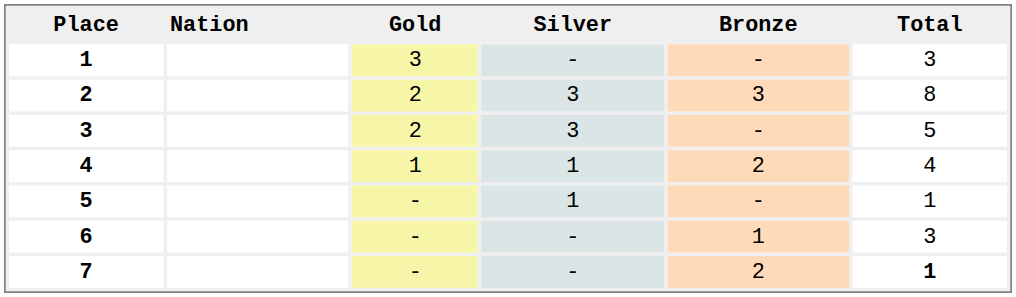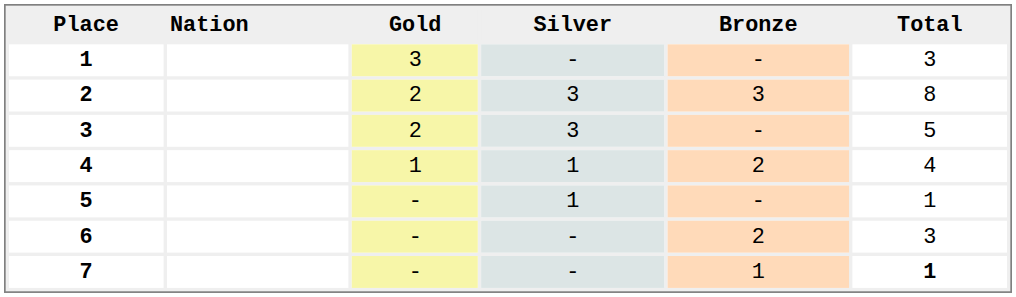(758, 237) 1 -> (758, 237) 2
(758, 272) 2 -> (758, 272) 1
